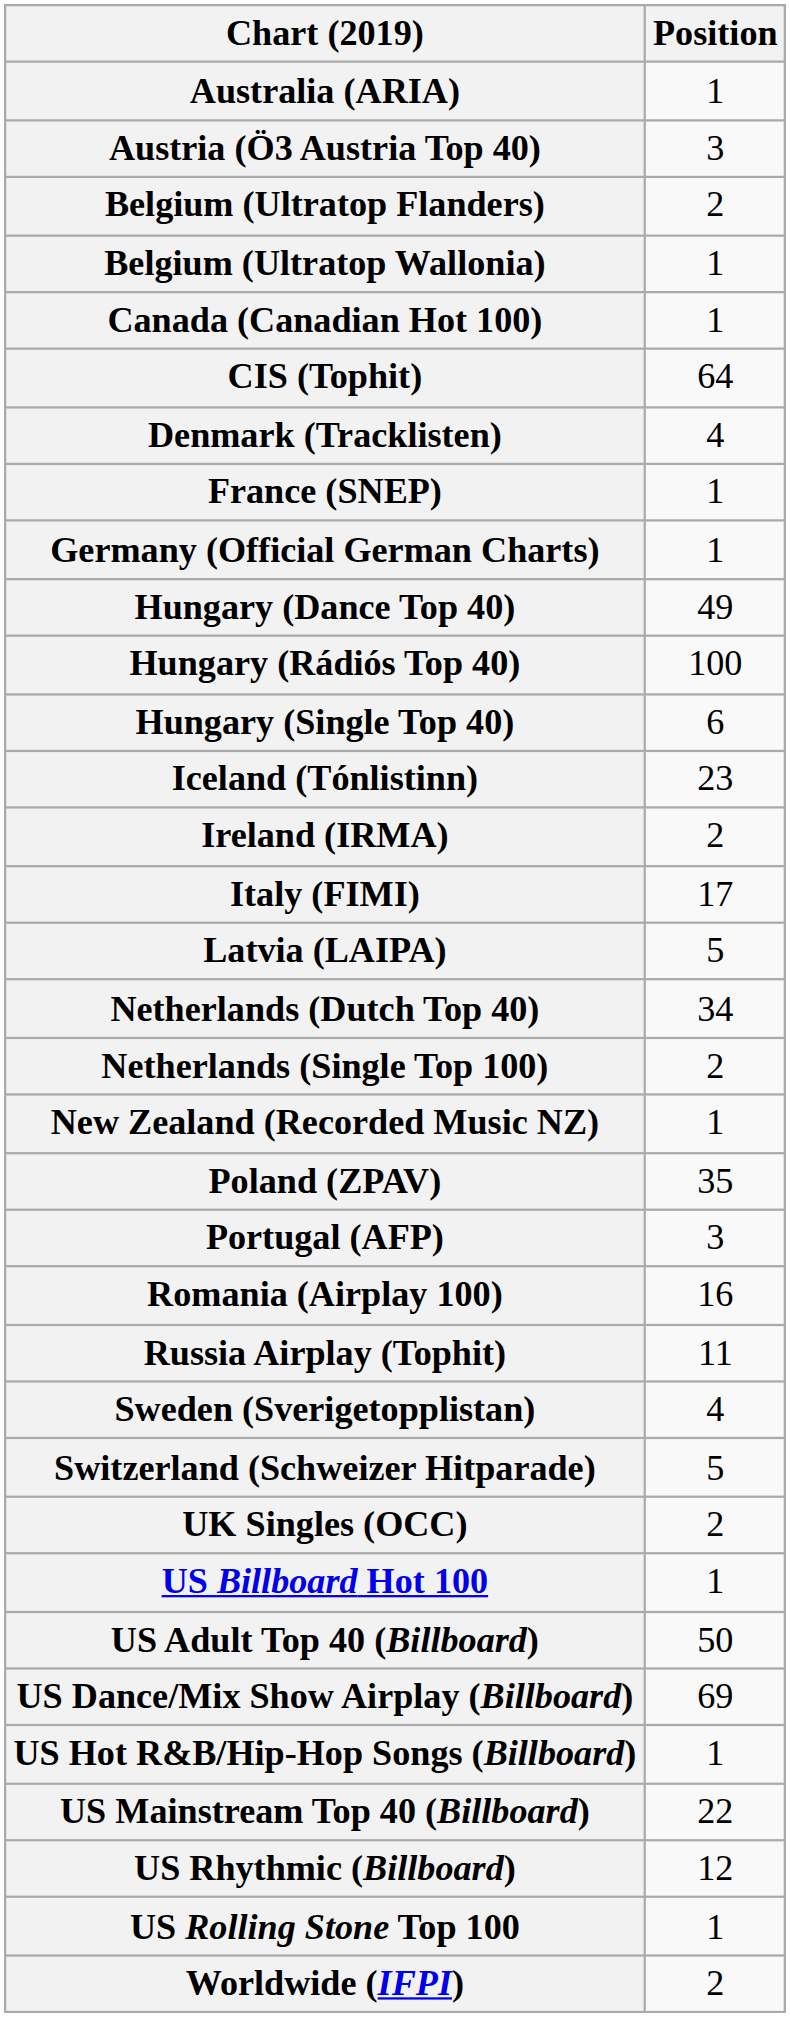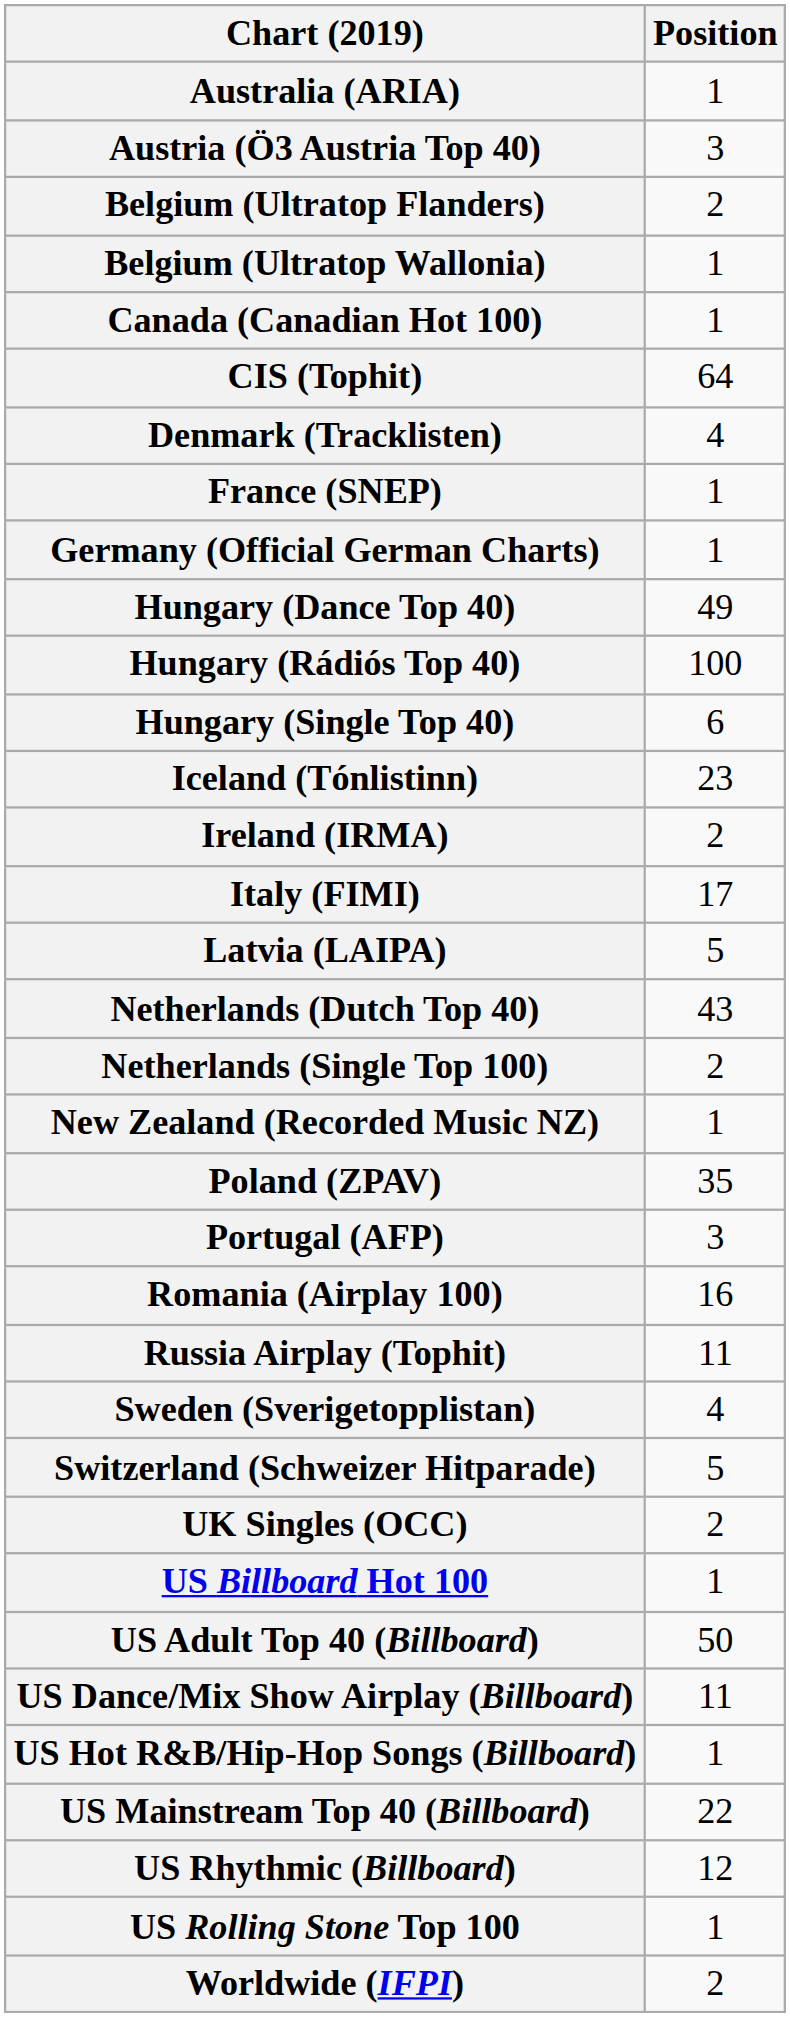(715, 1008) 34 -> (715, 1008) 43
(715, 1696) 69 -> (715, 1696) 11
